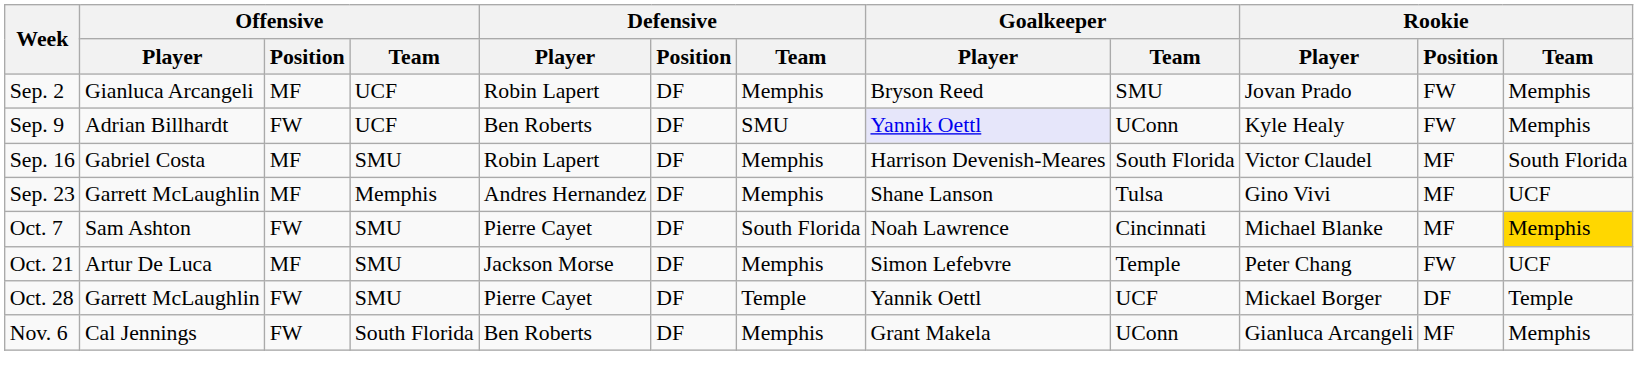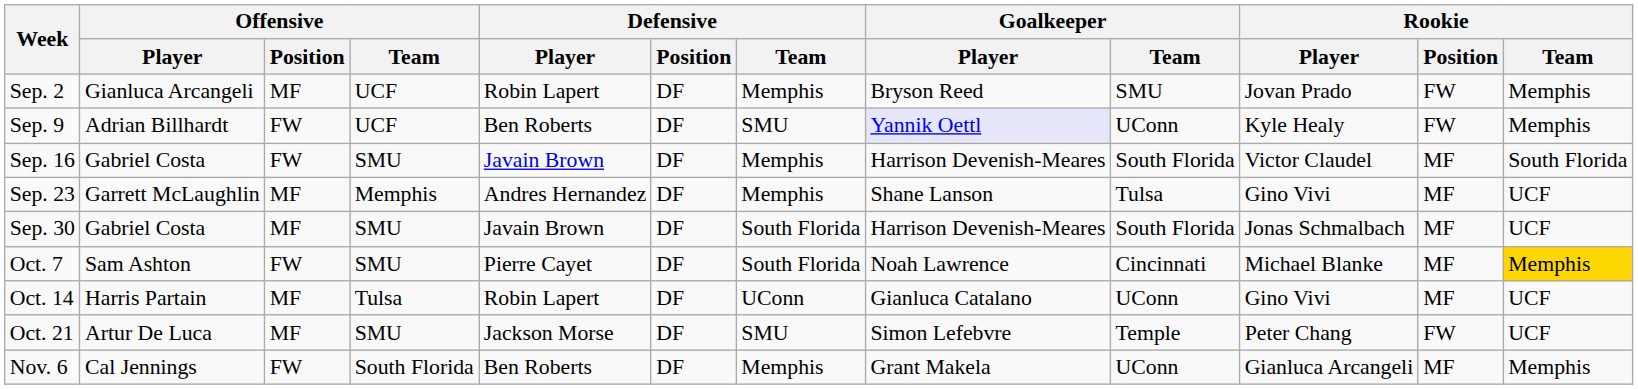(285, 159) MF -> (286, 159) FW
(541, 159) Robin Lapert -> (544, 159) Javain Brown
+ row: (42, 228)
+ row: (42, 297)
(782, 263) Memphis -> (765, 332) SMU
- row: (42, 297)
